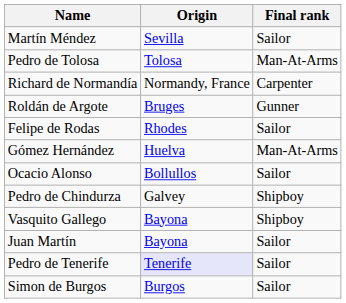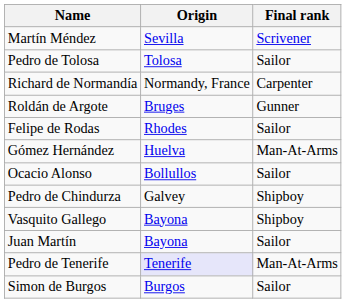(273, 38) Sailor -> (284, 38) Scrivener
(297, 60) Man-At-Arms -> (273, 60) Sailor
(273, 264) Sailor -> (297, 264) Man-At-Arms
